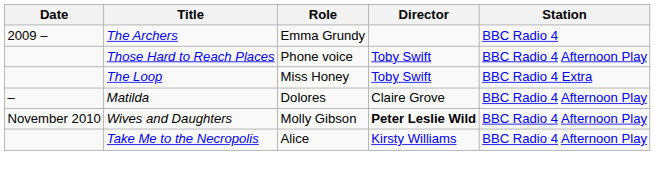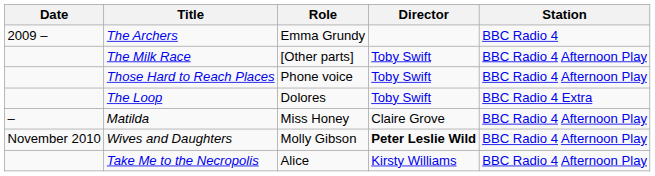+ row: (149, 56)
(315, 77) Miss Honey -> (303, 98) Dolores
(303, 98) Dolores -> (315, 118) Miss Honey
